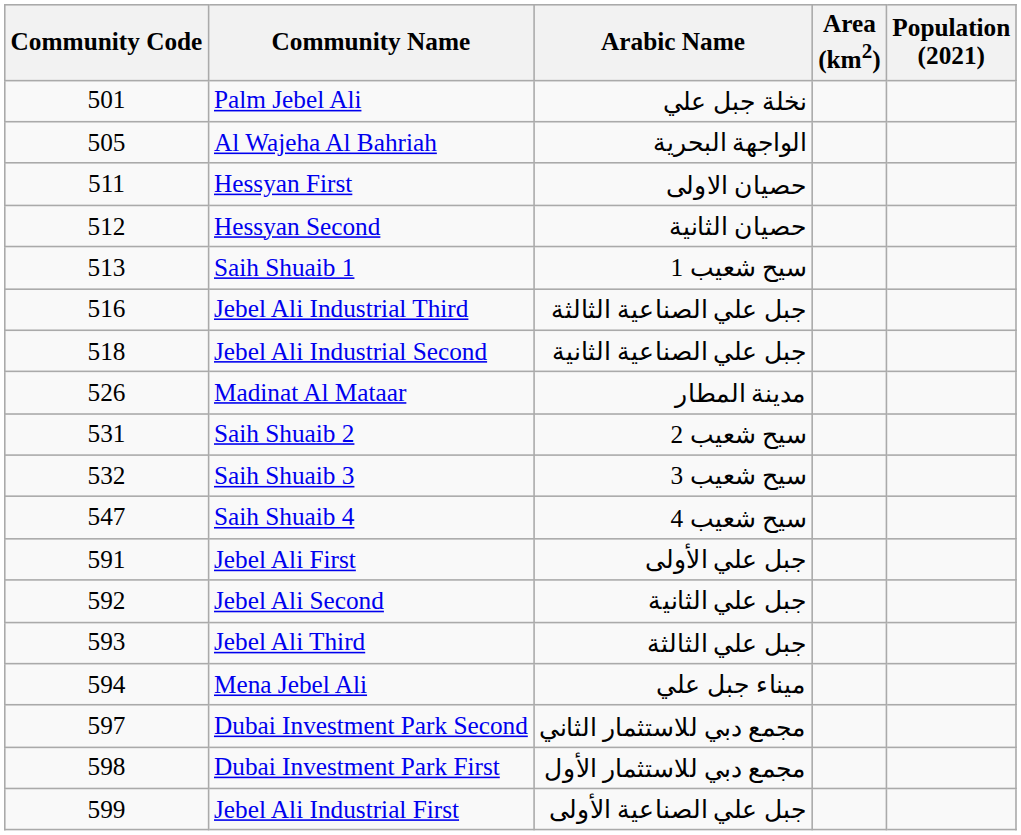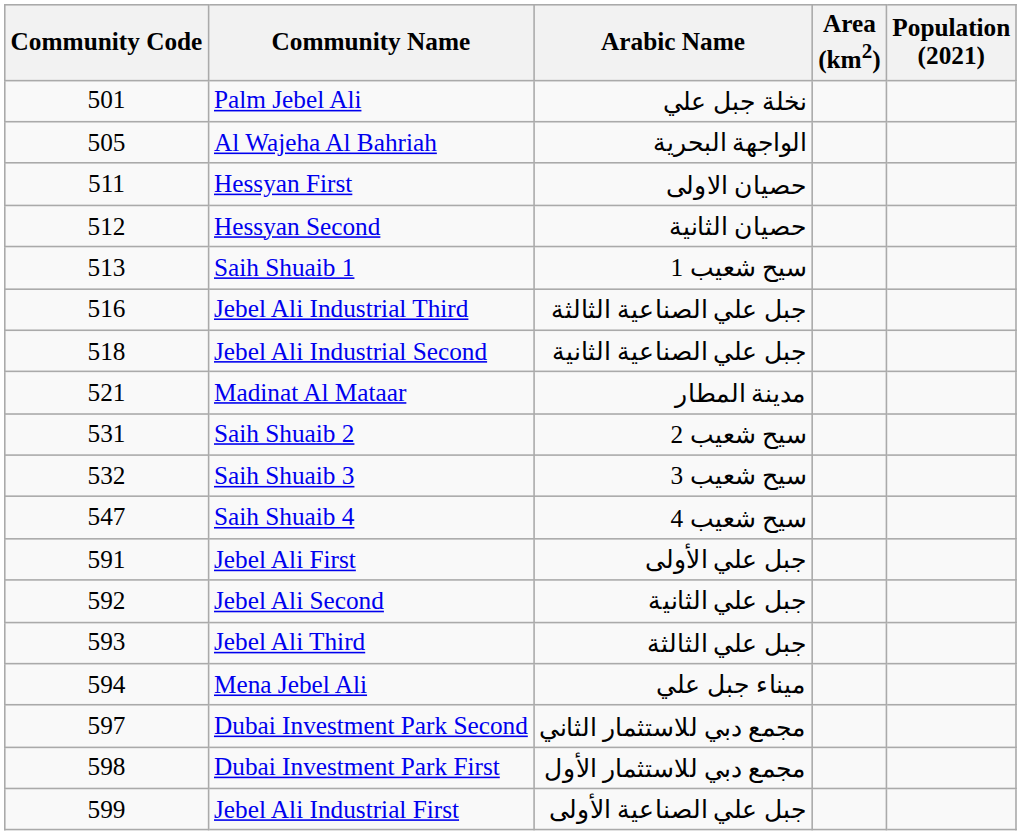(106, 392) 526 -> (106, 392) 521
